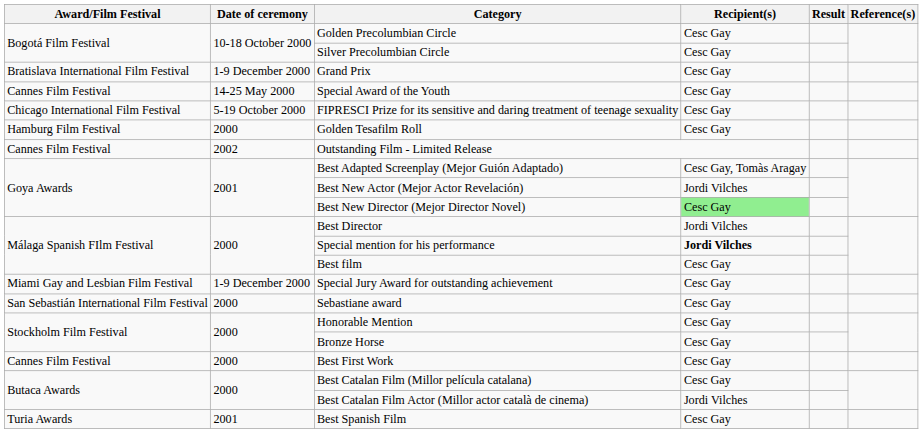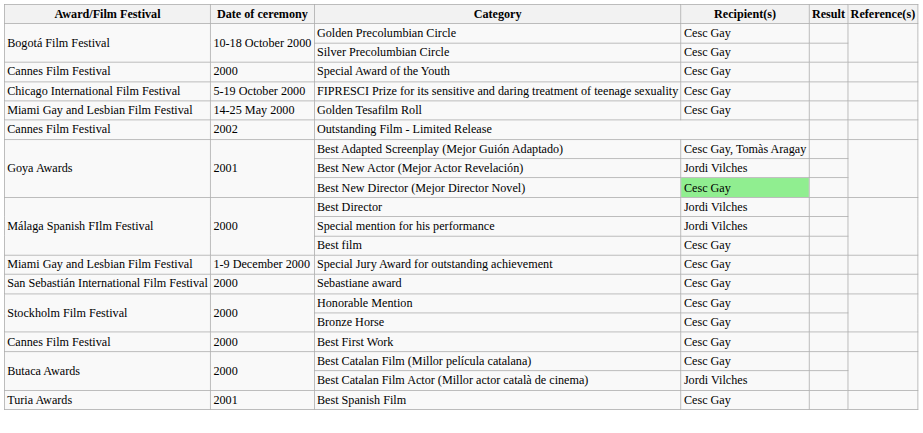- row: (344, 71)
(254, 91) 14-25 May 2000 -> (226, 71) 2000
(64, 129) Hamburg Film Festival -> (100, 110) Miami Gay and Lesbian Film Festival
(226, 129) 2000 -> (254, 110) 14-25 May 2000
(718, 245) bold -> (716, 226) normal
